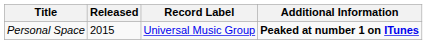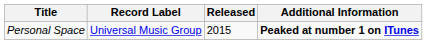columns swapped: (114, 13) <-> (199, 13)
